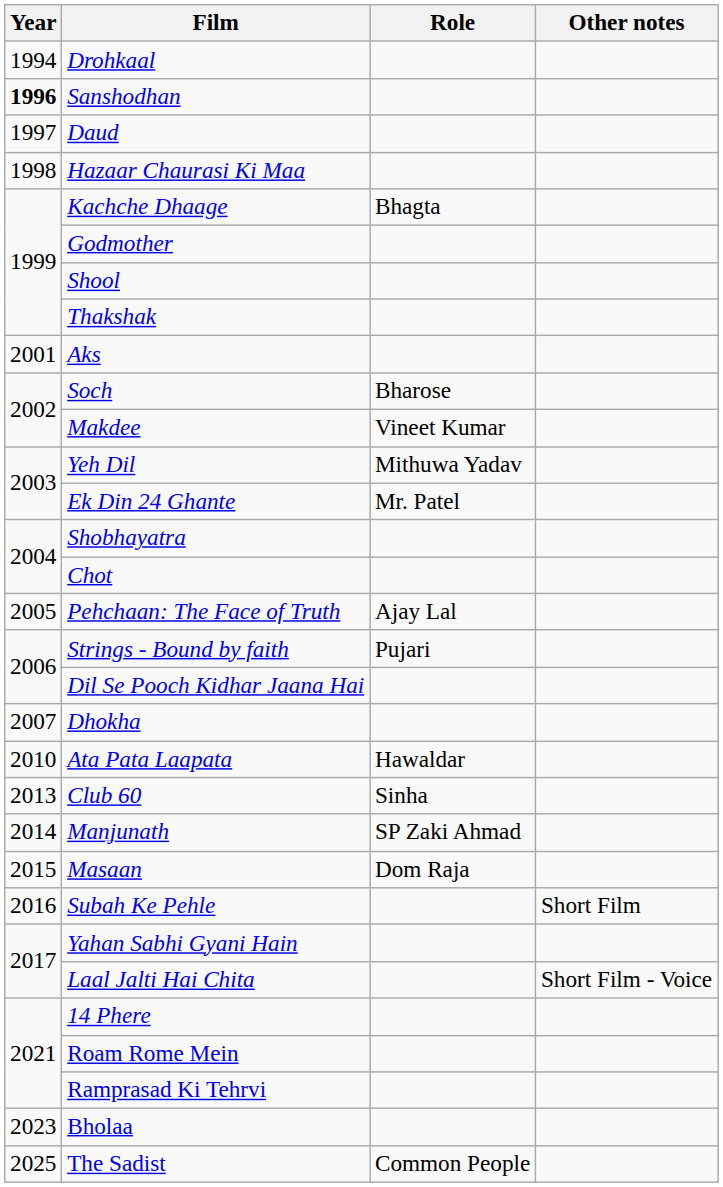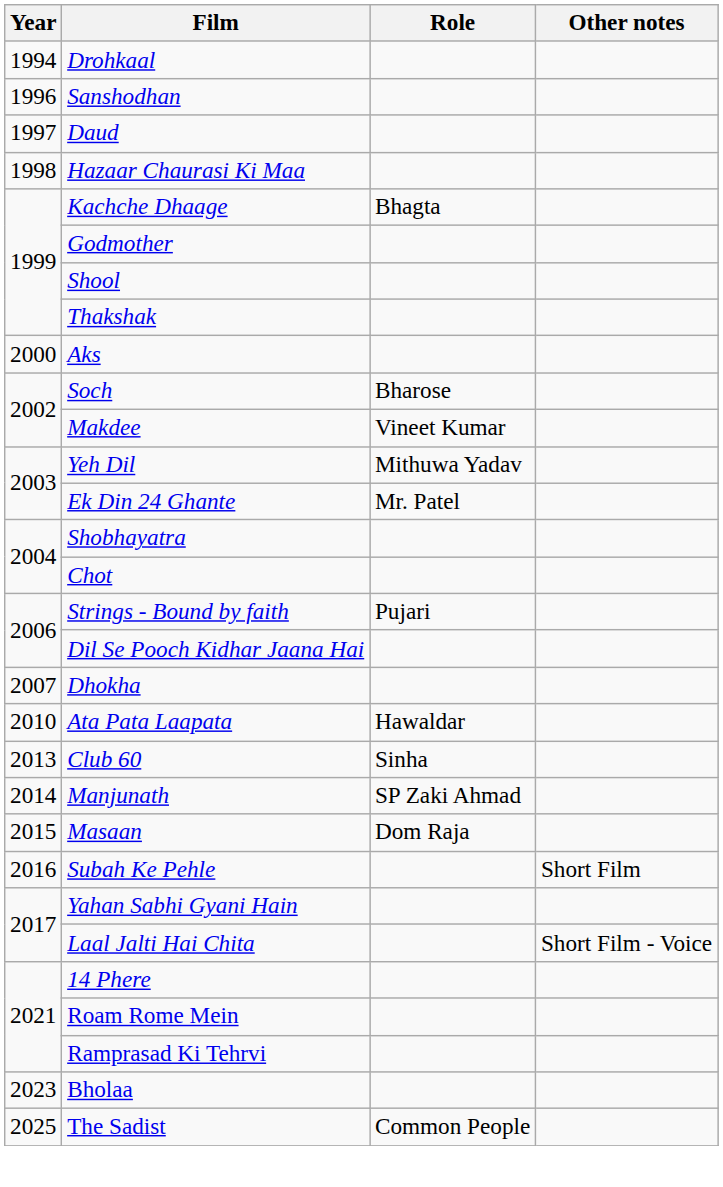(33, 96) bold -> (33, 96) normal
(33, 354) 2001 -> (33, 354) 2000
- row: (204, 611)
